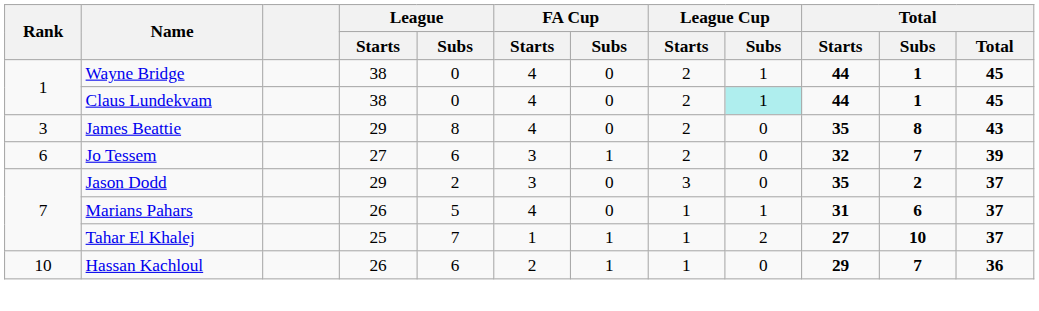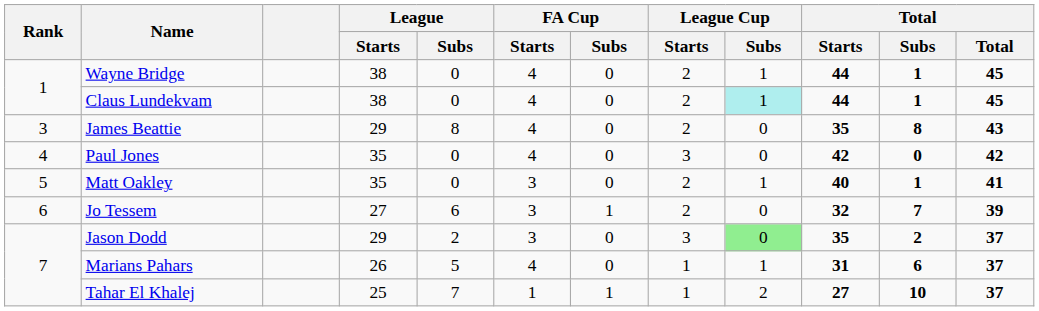+ row: (122, 155)
+ row: (129, 182)
(763, 182) no background -> (763, 237) lightgreen background
- row: (144, 264)
